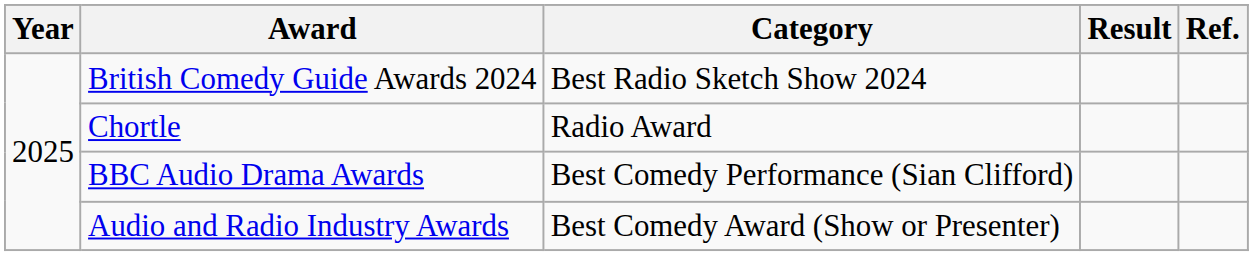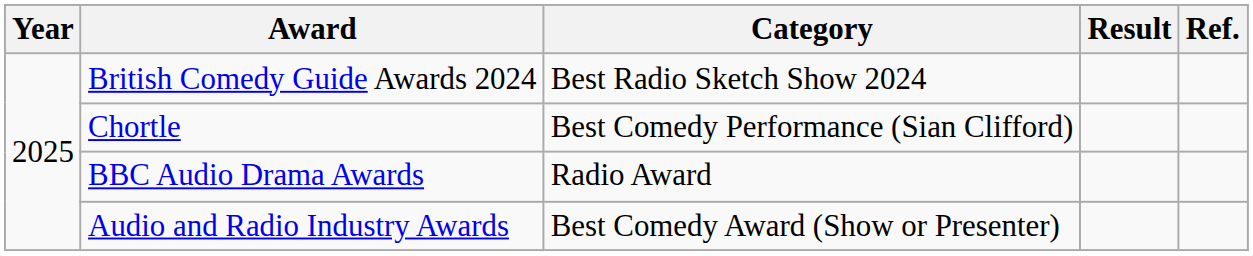(631, 126) Radio Award -> (812, 126) Best Comedy Performance (Sian Clifford)
(812, 175) Best Comedy Performance (Sian Clifford) -> (631, 175) Radio Award
